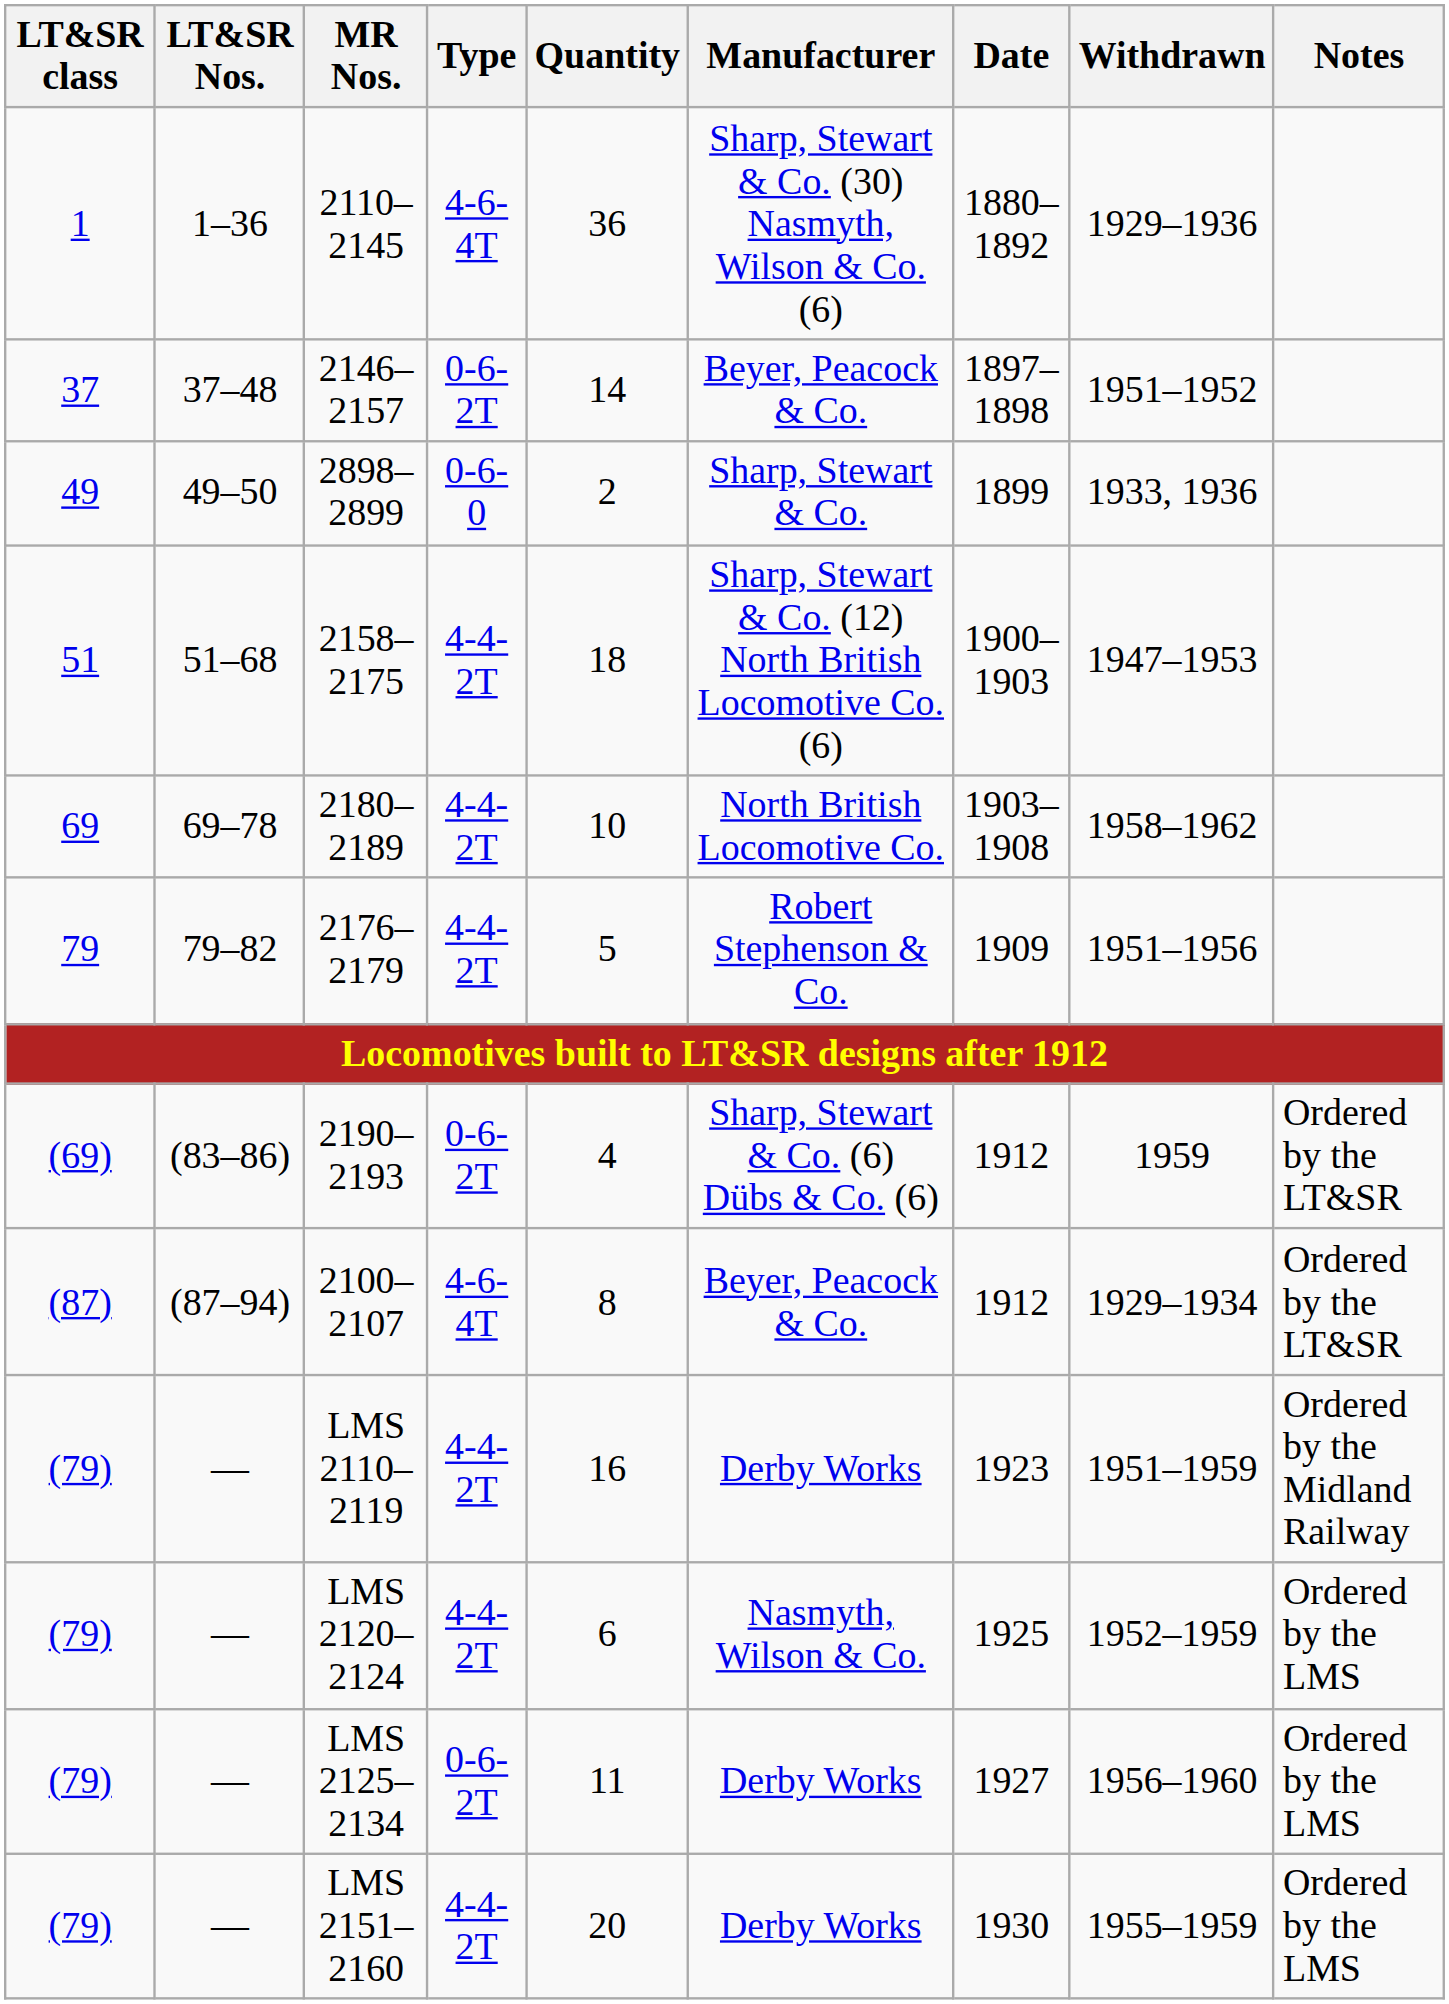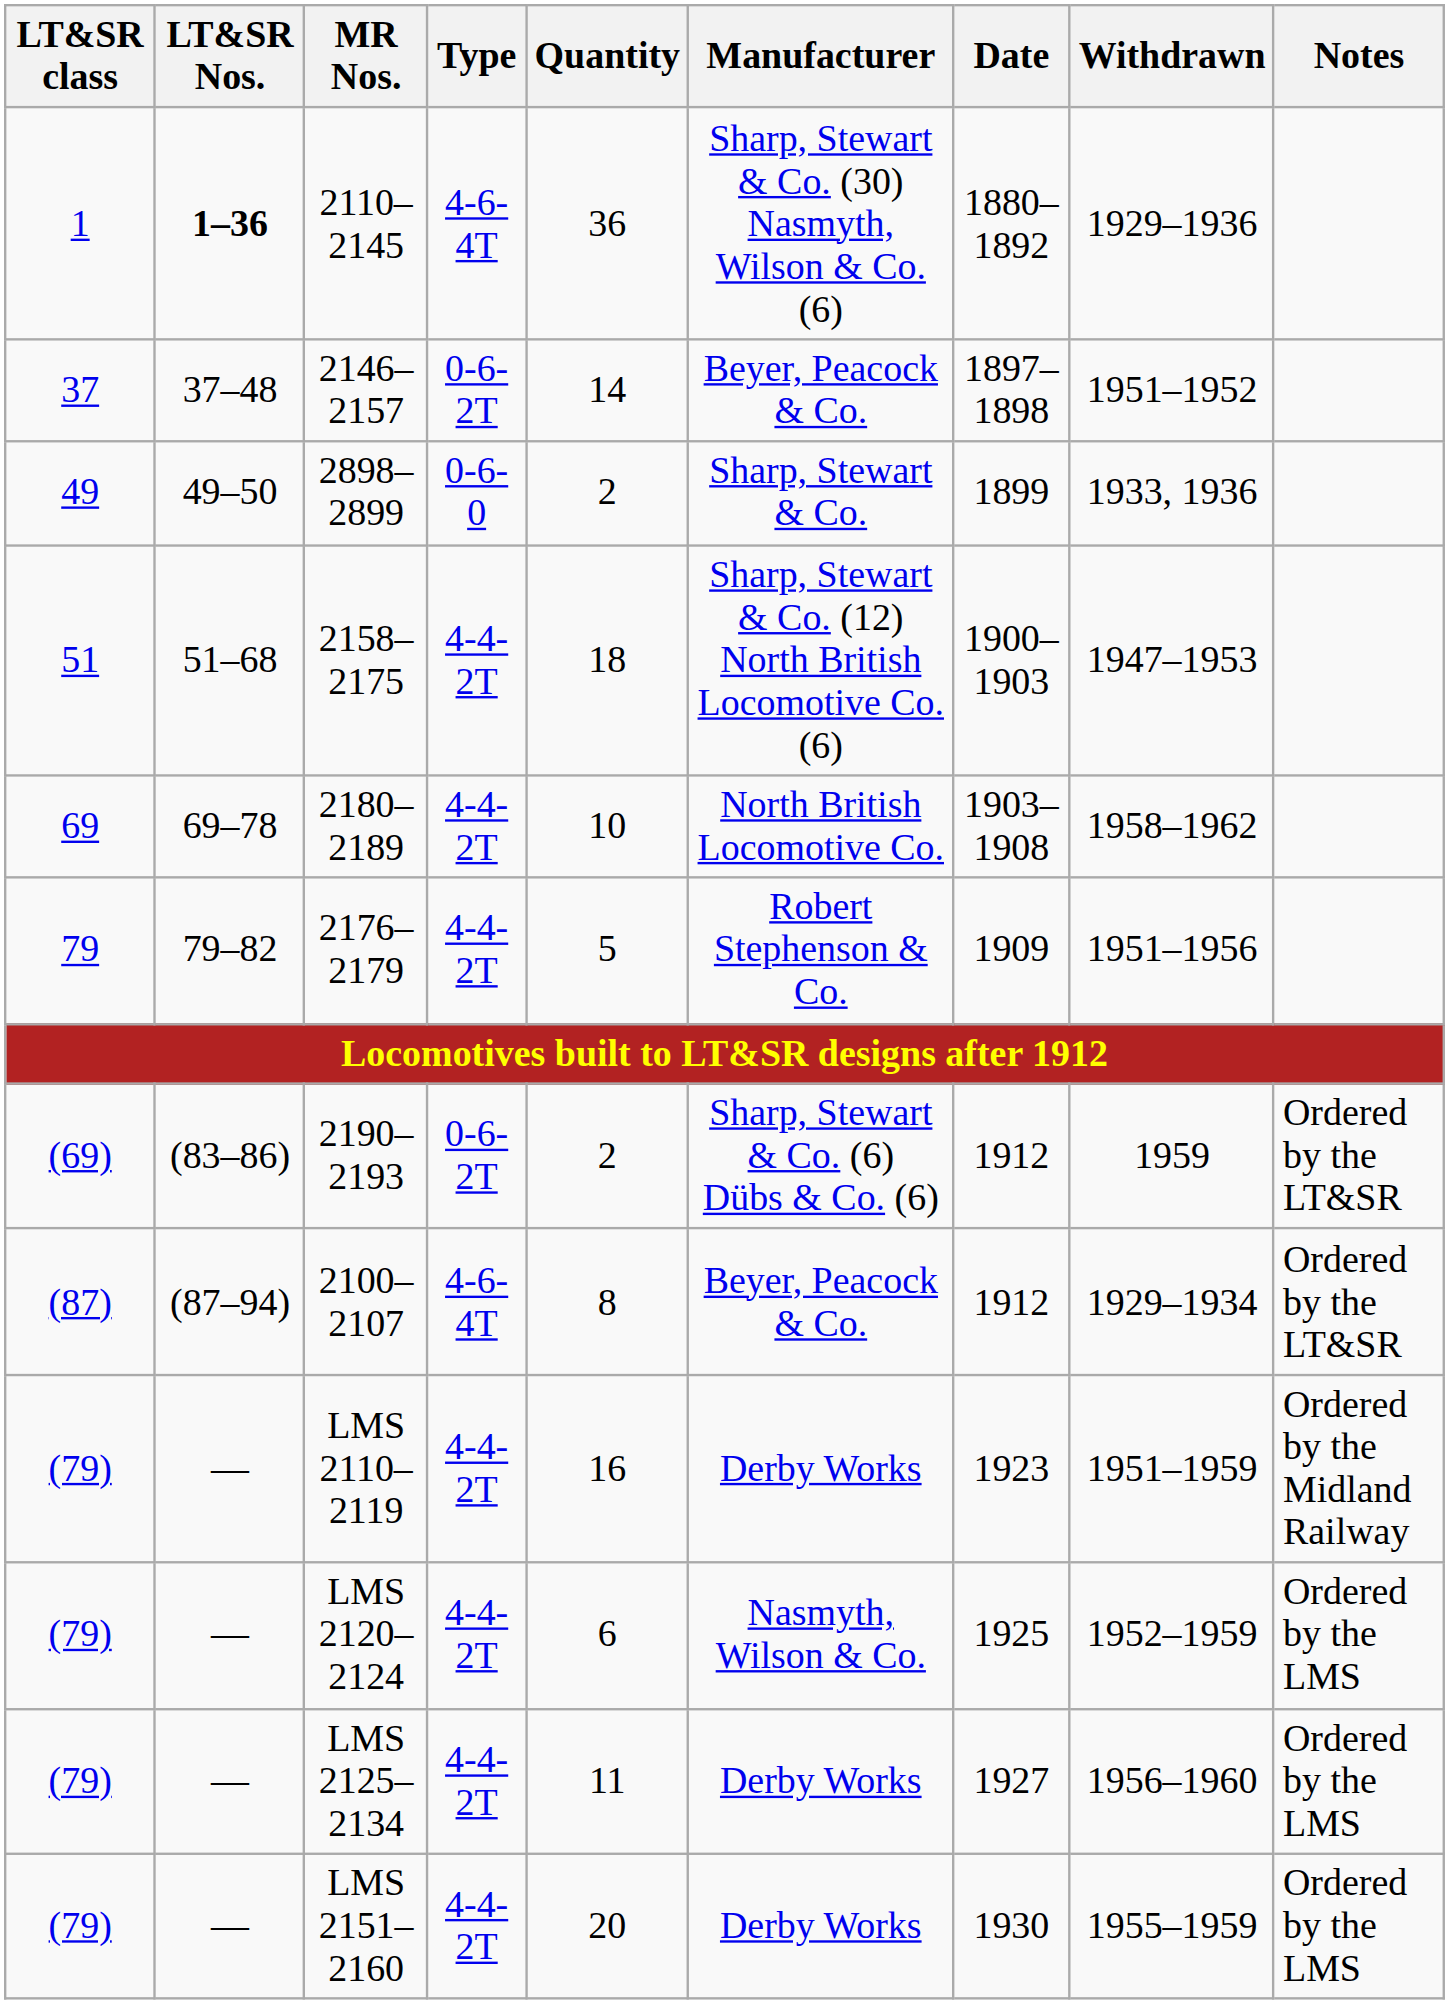(230, 222) normal -> (230, 222) bold
(607, 1155) 4 -> (607, 1155) 2
(477, 1780) 0-6-2T -> (477, 1780) 4-4-2T
